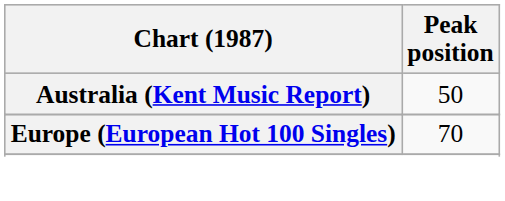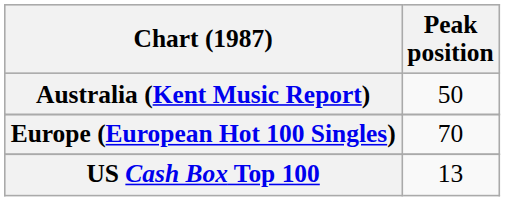+ row: (203, 174)
